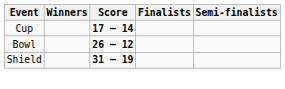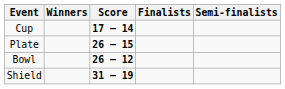+ row: (24, 44)
